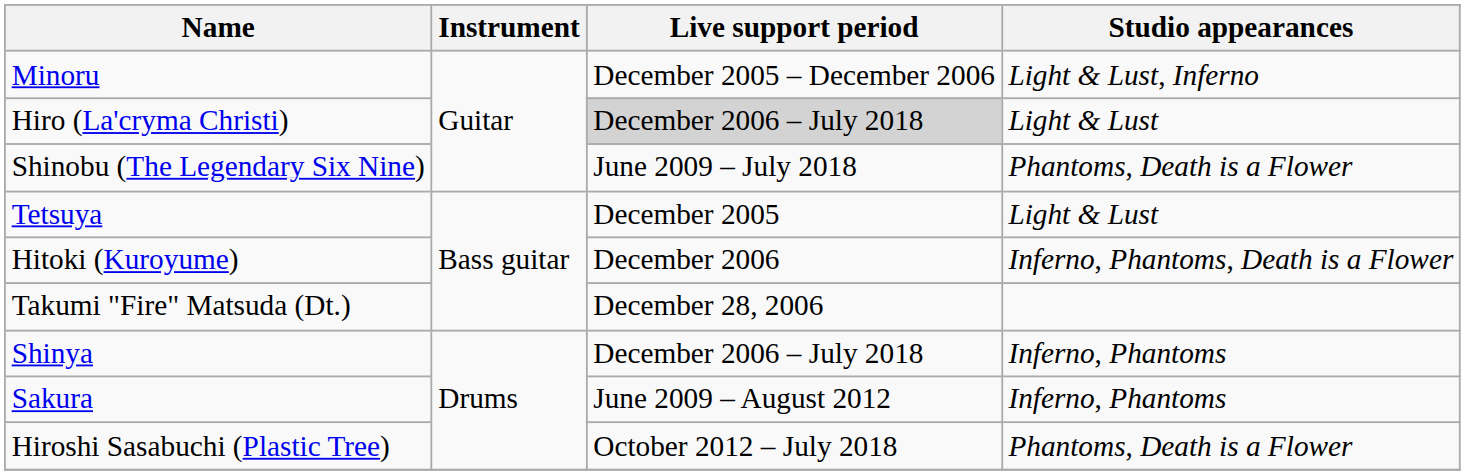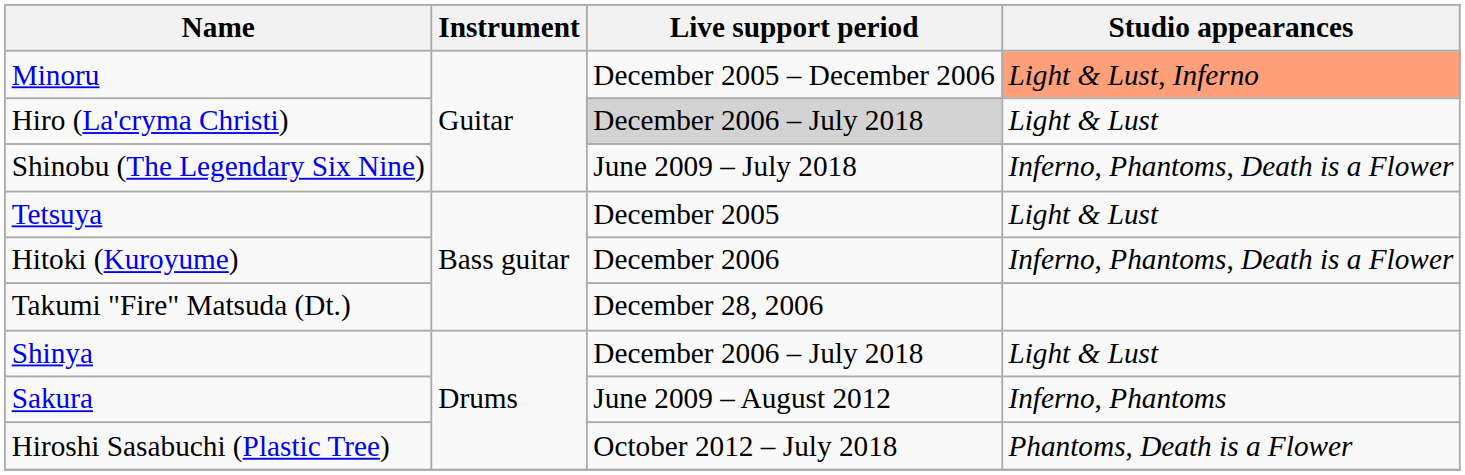(1134, 74) no background -> (1134, 74) lightsalmon background
(1180, 167) Phantoms, Death is a Flower -> (1231, 167) Inferno, Phantoms, Death is a Flower
(1117, 352) Inferno, Phantoms -> (1083, 352) Light & Lust
